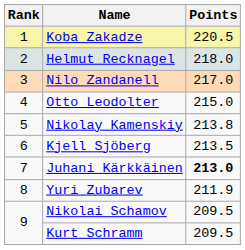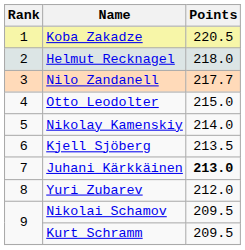(213, 81) 217.0 -> (213, 81) 217.7
(213, 125) 213.8 -> (213, 125) 214.0
(213, 190) 211.9 -> (213, 190) 212.0
